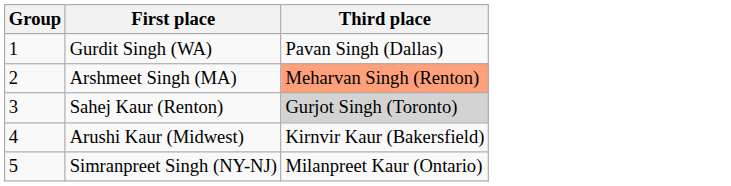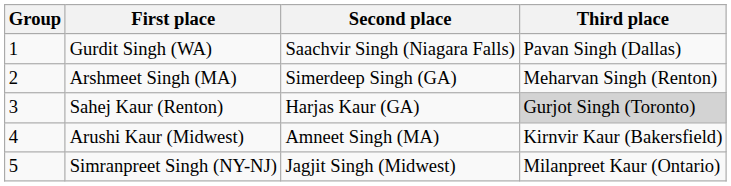+ column: (400, 19)
(382, 78) lightsalmon background -> (620, 78) no background
